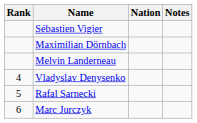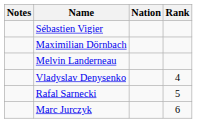columns swapped: (19, 12) <-> (177, 12)
